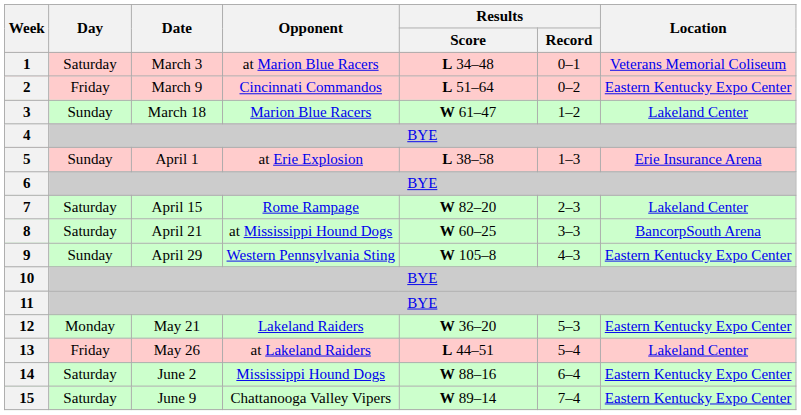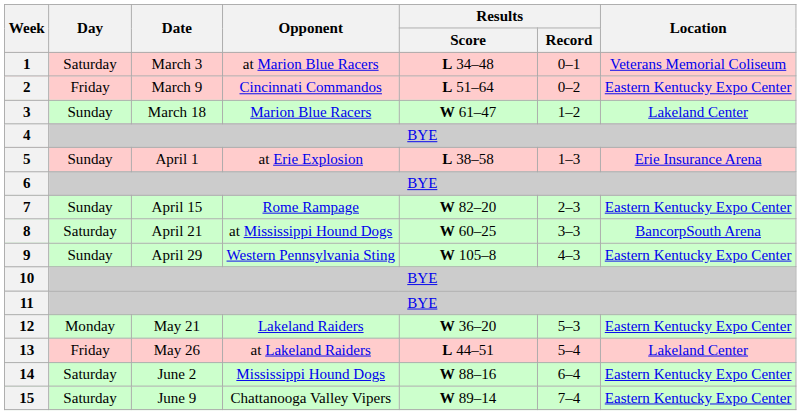(90, 207) Saturday -> (90, 207) Sunday
(698, 207) Lakeland Center -> (698, 207) Eastern Kentucky Expo Center
